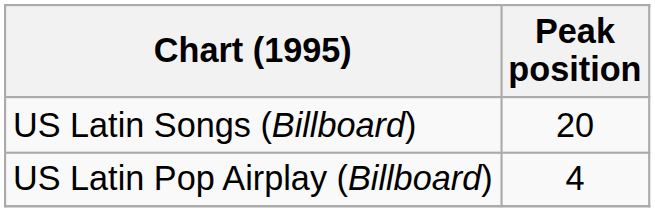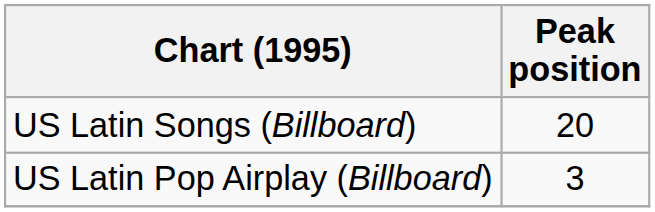(575, 178) 4 -> (575, 178) 3
